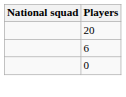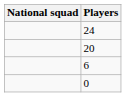+ row: (89, 30)
